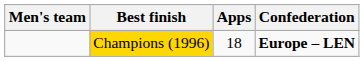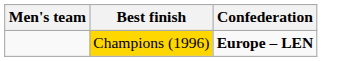- column: (234, 17)
